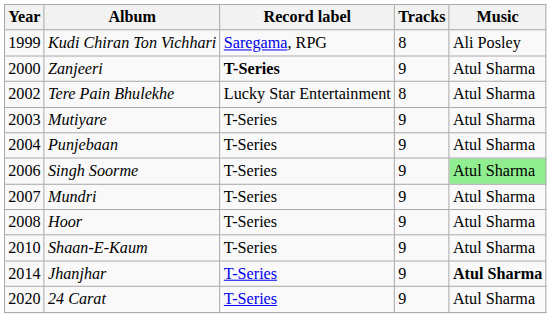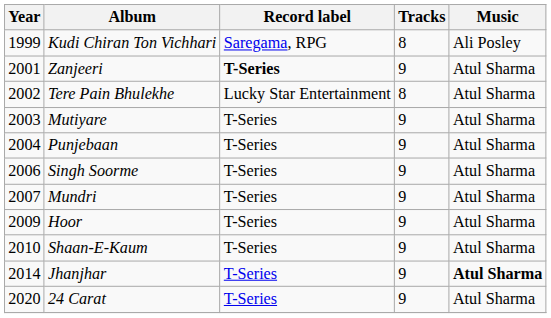(24, 68) 2000 -> (24, 68) 2001
(494, 171) lightgreen background -> (494, 171) no background
(24, 222) 2008 -> (24, 222) 2009
